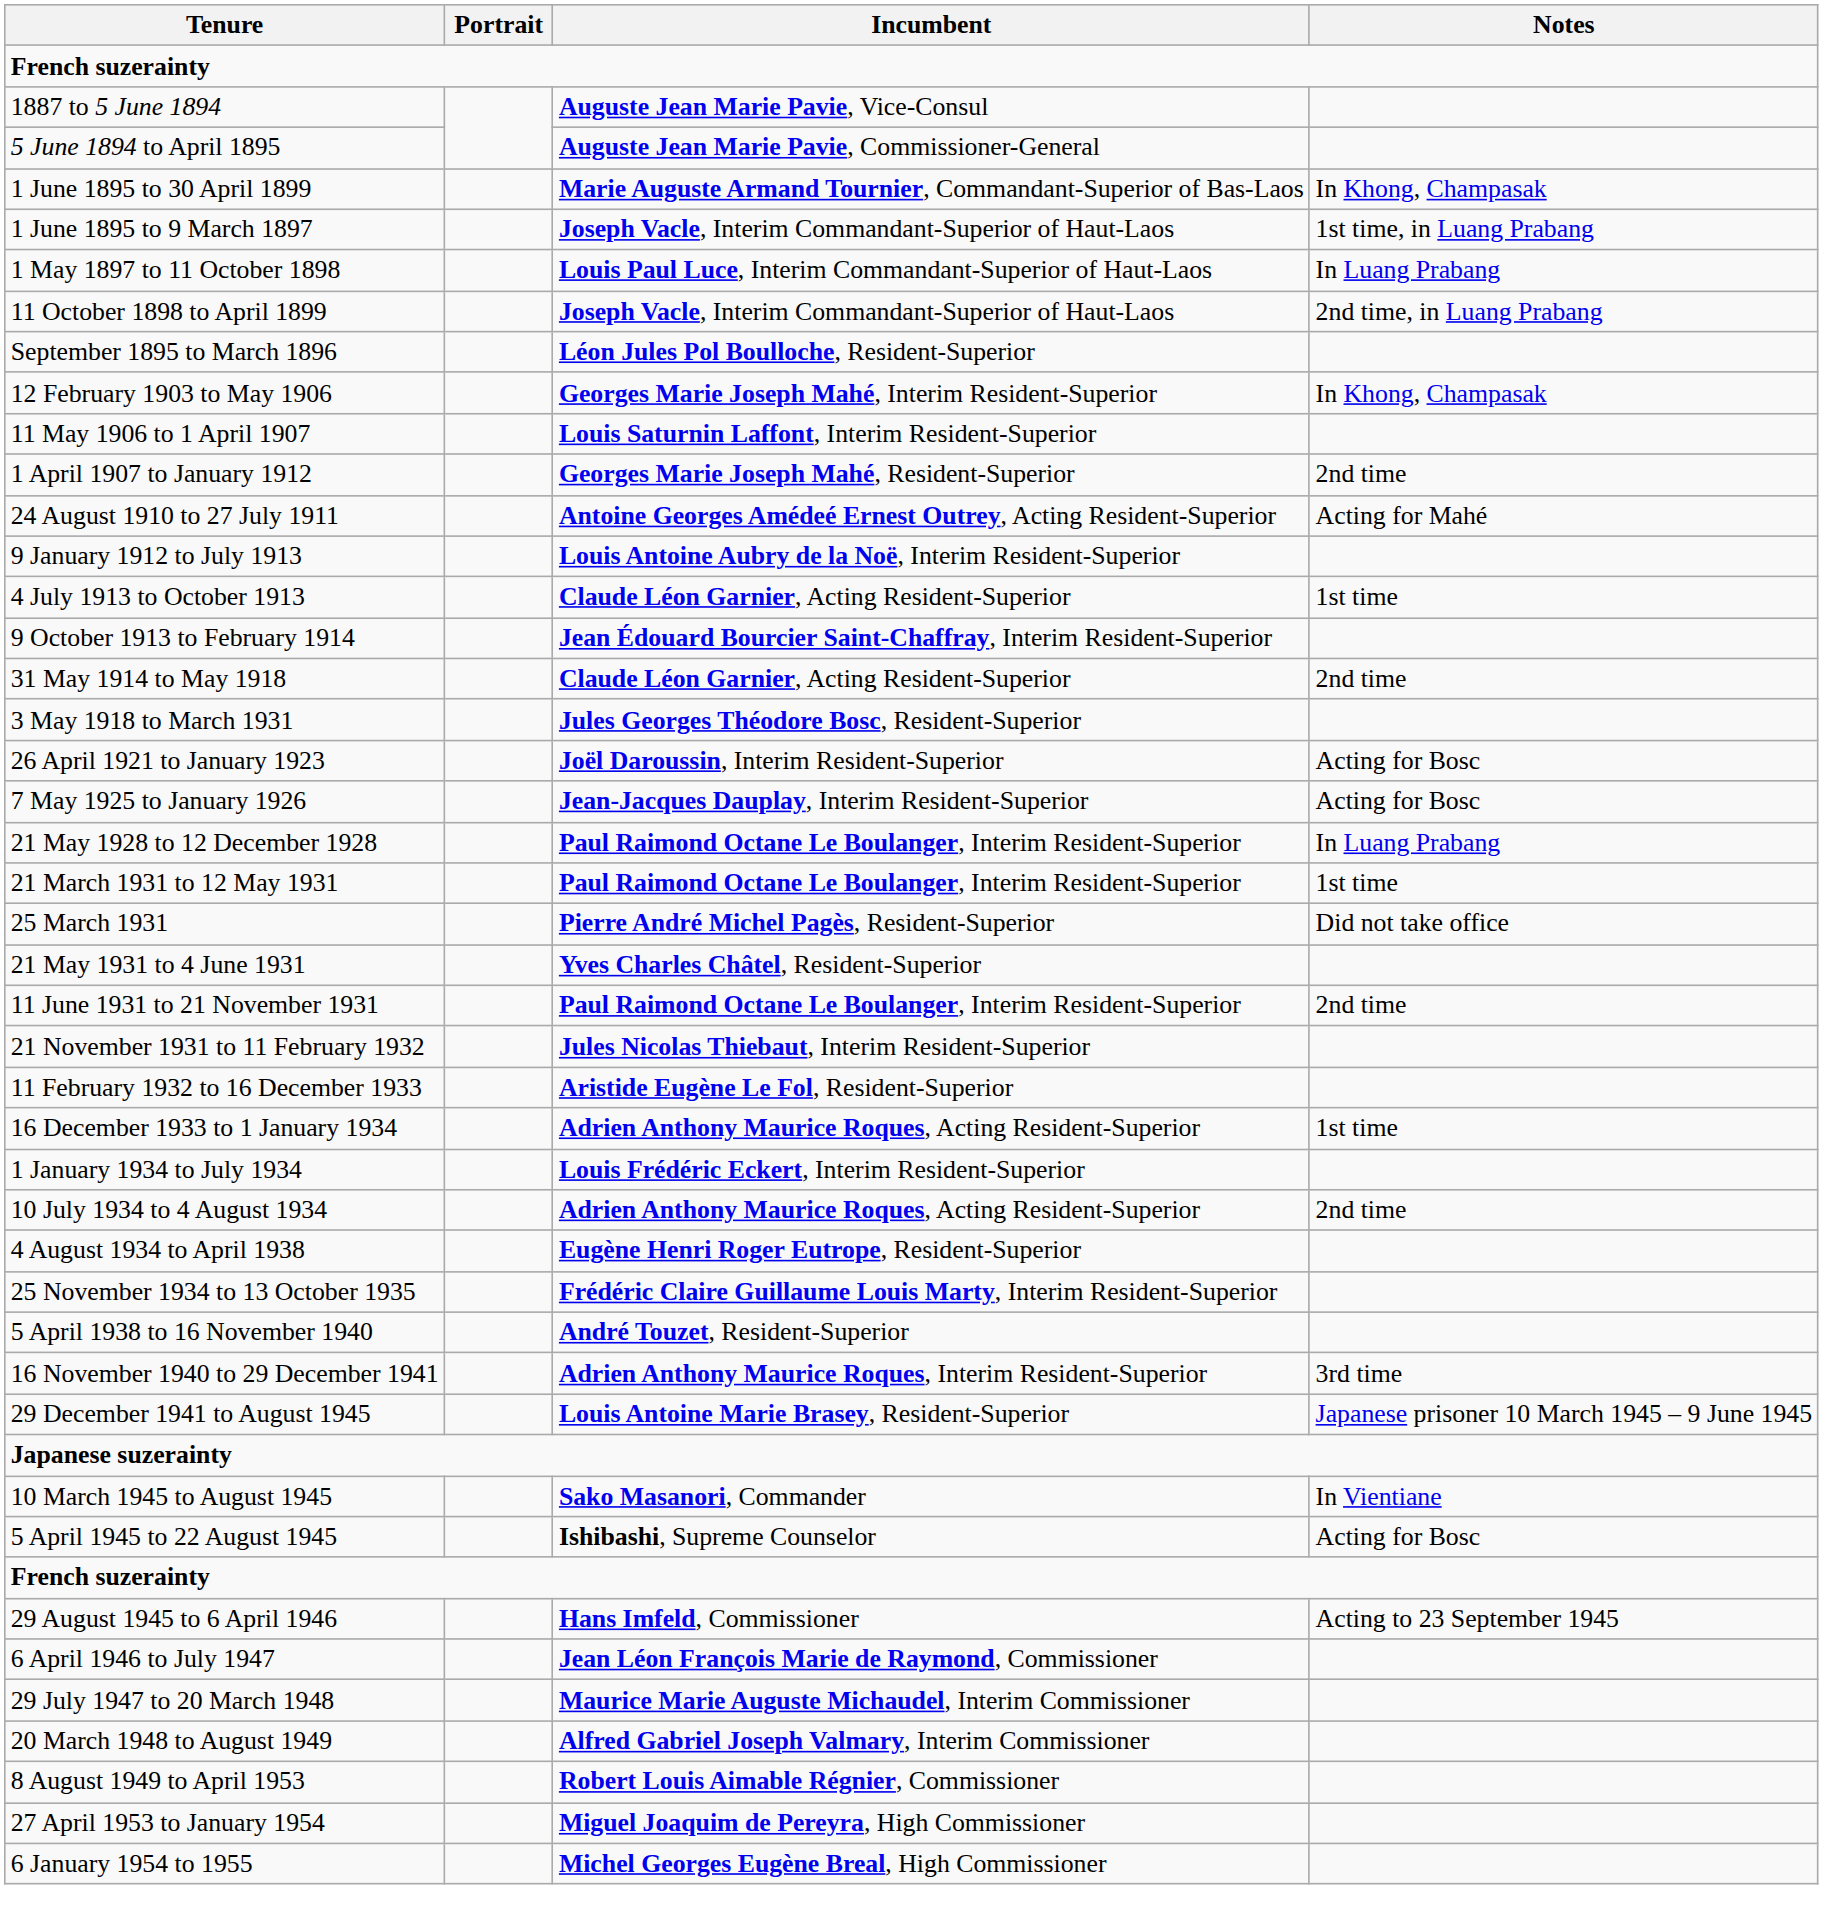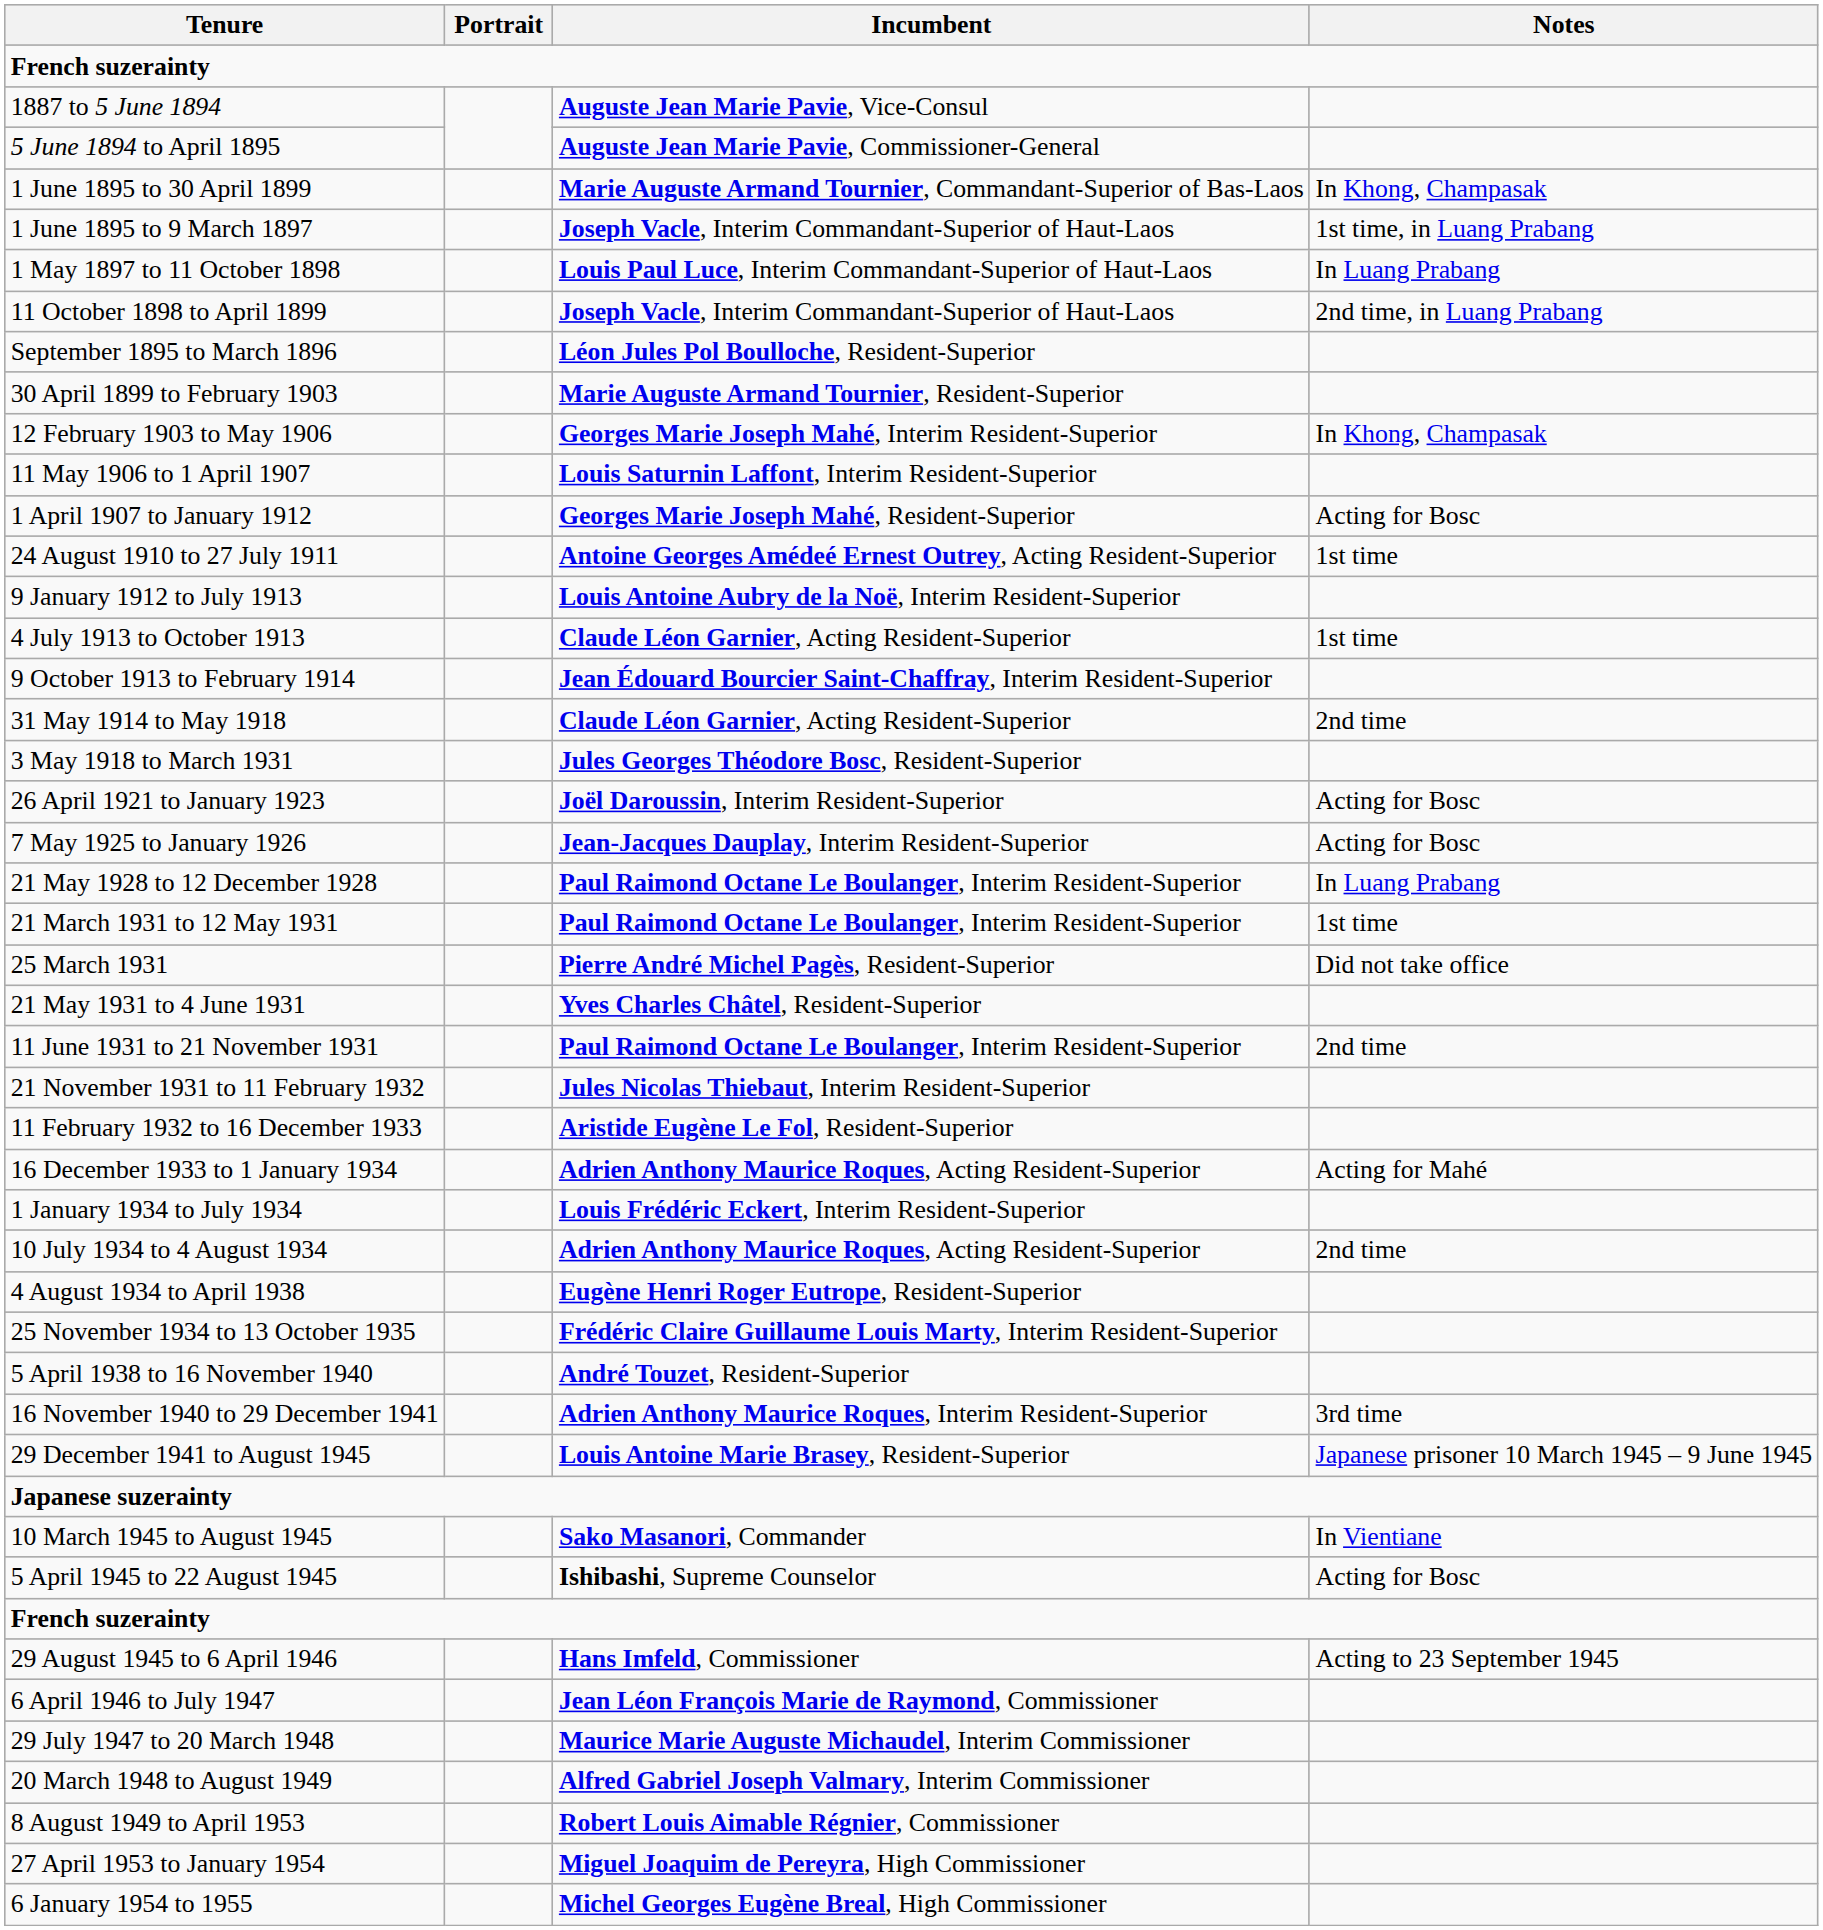+ row: (174, 392)
(1361, 474) 2nd time -> (1398, 515) Acting for Bosc
(1401, 515) Acting for Mahé -> (1357, 556) 1st time
(1357, 1127) 1st time -> (1401, 1168) Acting for Mahé
